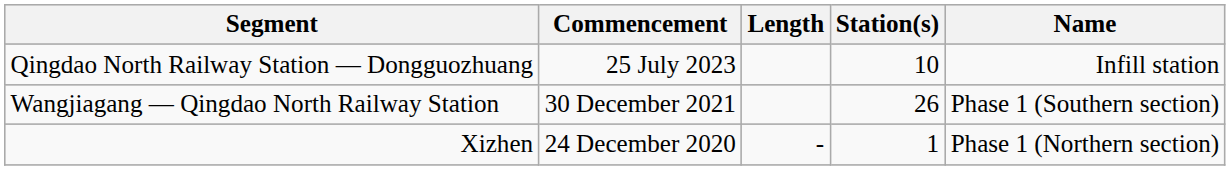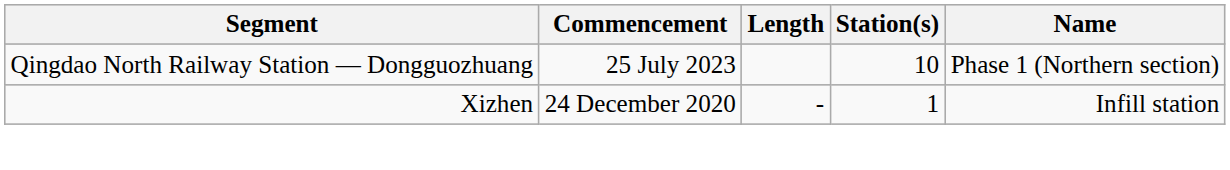(1157, 64) Infill station -> (1085, 64) Phase 1 (Northern section)
- row: (255, 104)
(1085, 143) Phase 1 (Northern section) -> (1157, 104) Infill station
